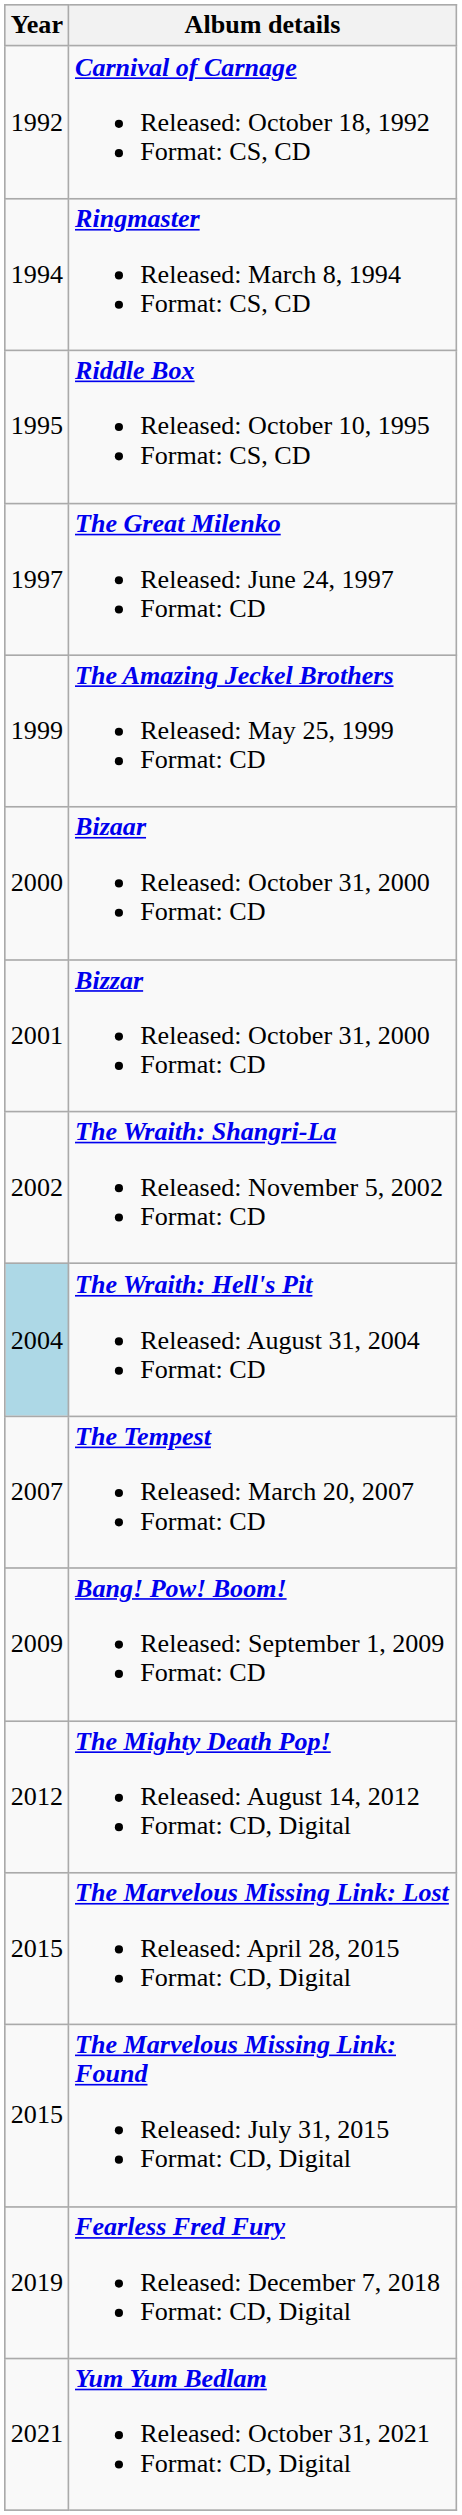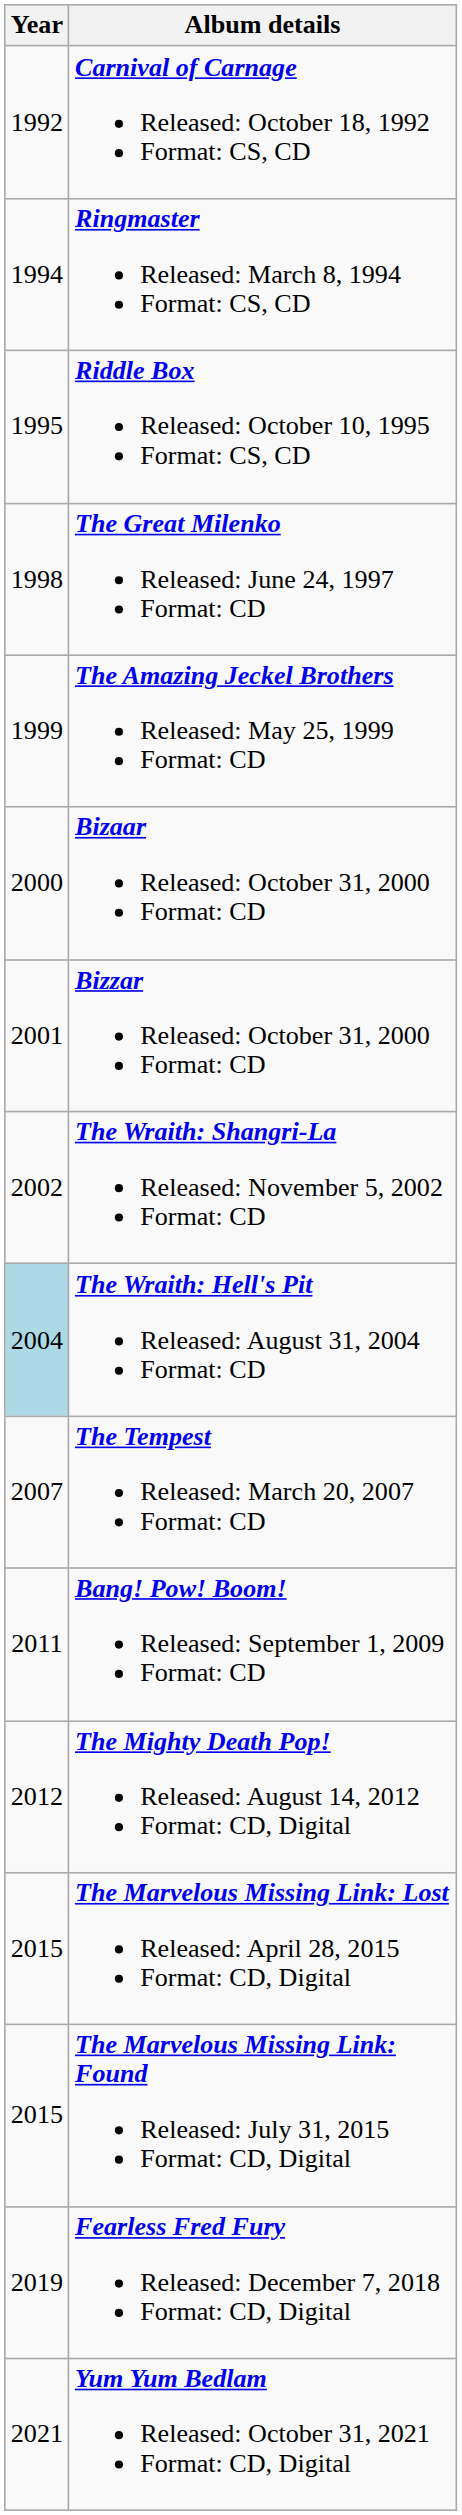(37, 578) 1997 -> (37, 578) 1998
(37, 1643) 2009 -> (37, 1643) 2011
